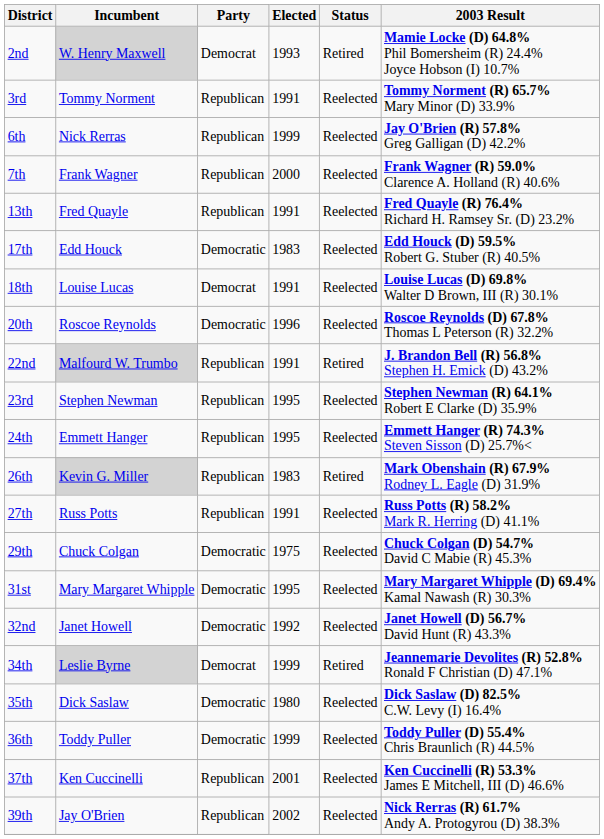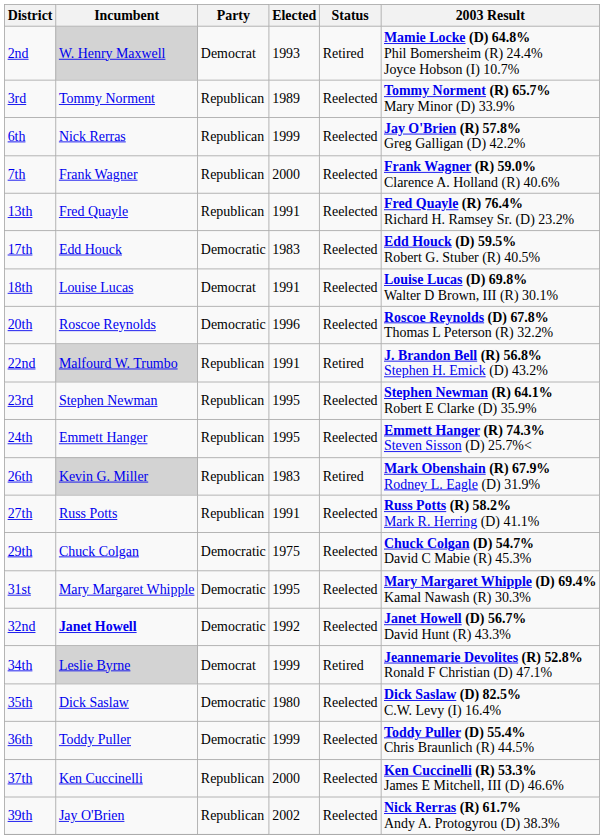(286, 98) 1991 -> (286, 98) 1989
(95, 627) normal -> (98, 627) bold
(286, 778) 2001 -> (286, 778) 2000
